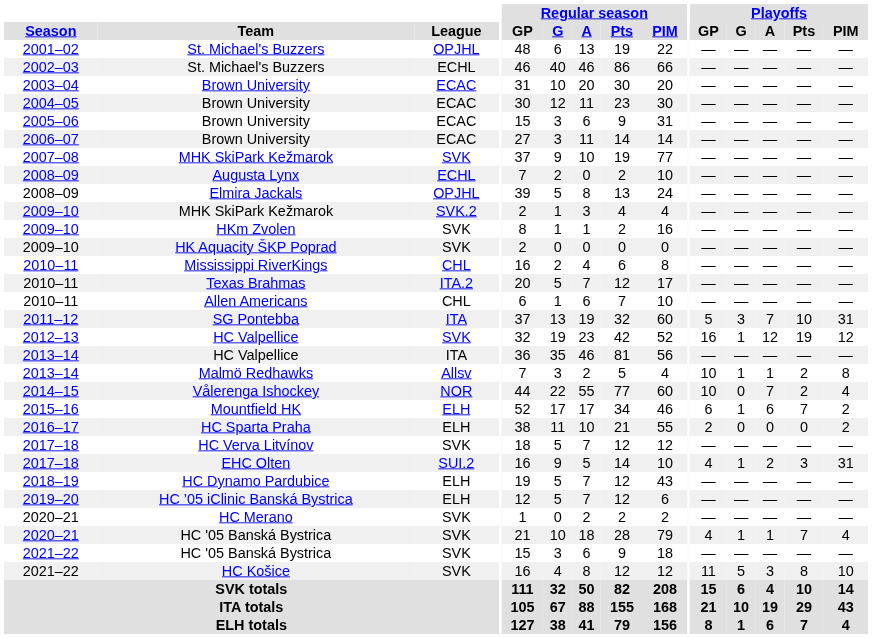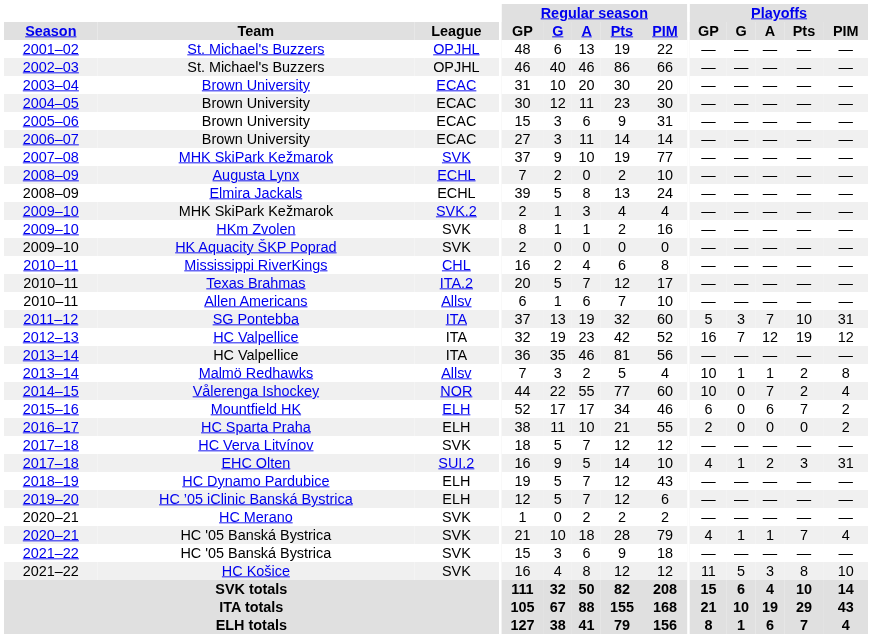(456, 67) ECHL -> (456, 67) OPJHL
(456, 193) OPJHL -> (456, 193) ECHL
(456, 301) CHL -> (456, 301) Allsv
(456, 337) SVK -> (456, 337) ITA
(741, 337) 1 -> (741, 337) 7
(741, 409) 1 -> (741, 409) 0
